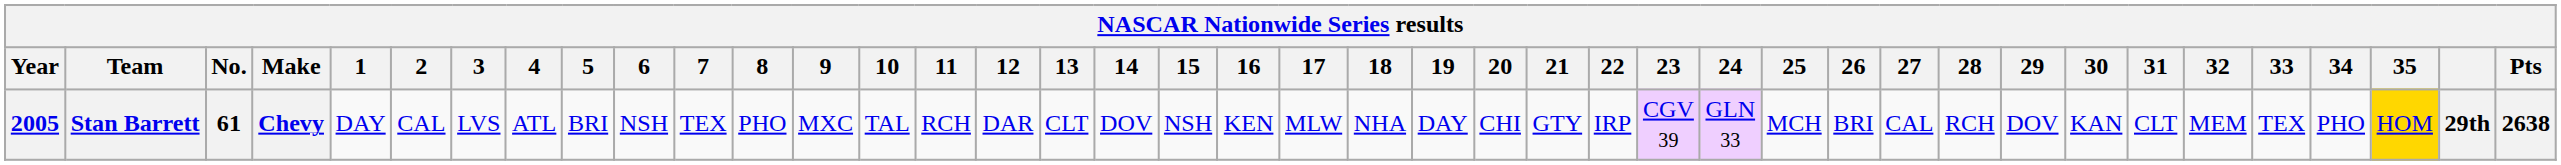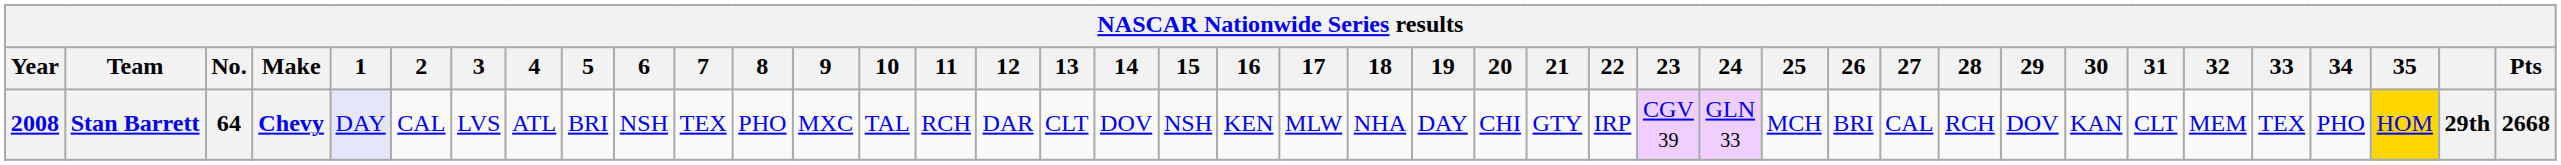(35, 124) 2005 -> (35, 124) 2008
(229, 124) 61 -> (229, 124) 64
(361, 124) no background -> (361, 124) lavender background
(2526, 124) 2638 -> (2526, 124) 2668
